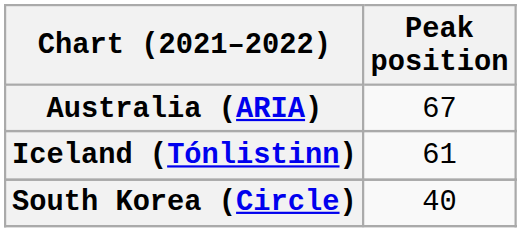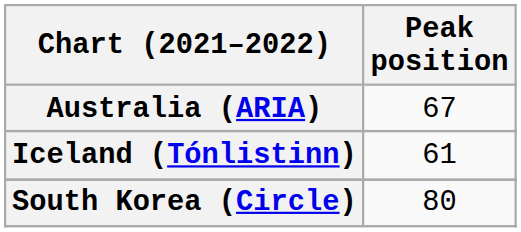(439, 202) 40 -> (439, 202) 80
